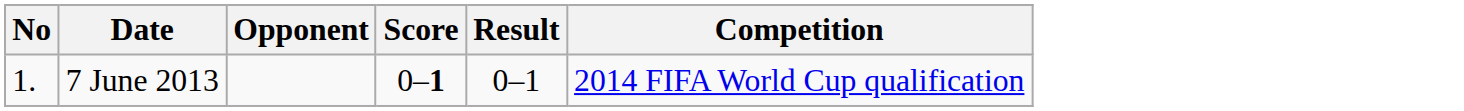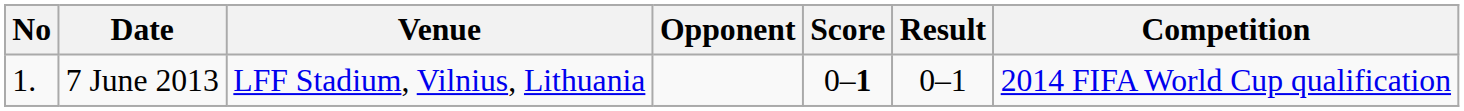+ column: (439, 29)
